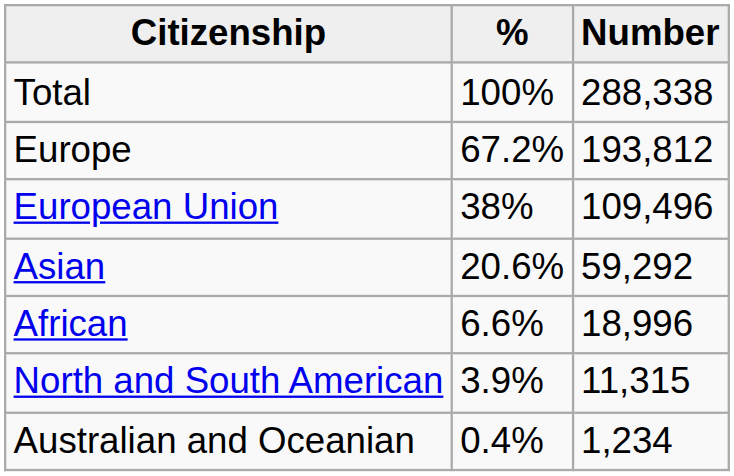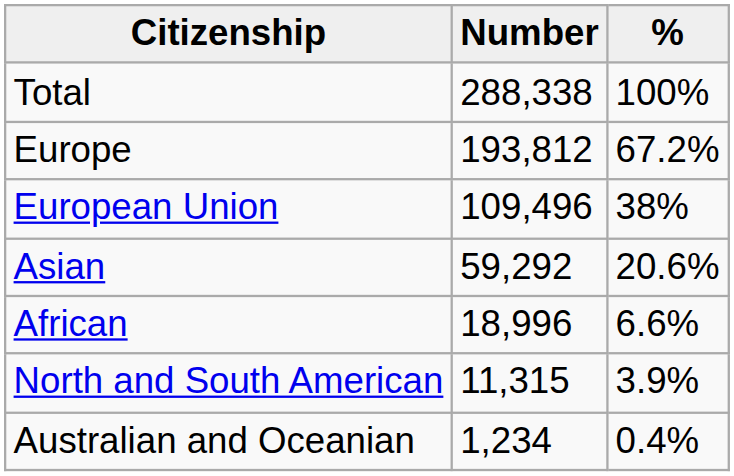columns swapped: (650, 33) <-> (512, 33)
